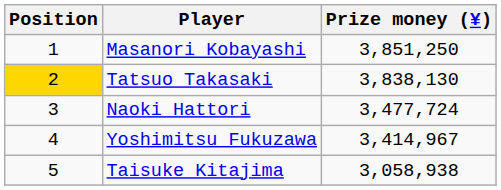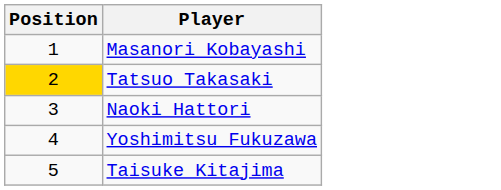- column: (409, 20)
